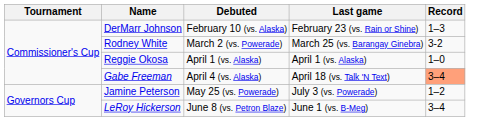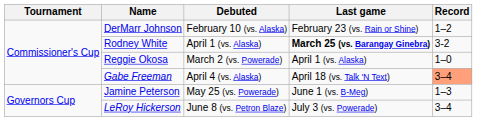(436, 28) 1–3 -> (443, 28) 1–2
(234, 44) March 2 (vs. Powerade) -> (224, 44) April 1 (vs. Alaska)
(358, 44) normal -> (361, 44) bold
(224, 60) April 1 (vs. Alaska) -> (234, 60) March 2 (vs. Powerade)
(334, 92) July 3 (vs. Powerade) -> (330, 92) June 1 (vs. B-Meg)
(436, 92) 1–2 -> (443, 92) 1–3
(330, 108) June 1 (vs. B-Meg) -> (334, 108) July 3 (vs. Powerade)
